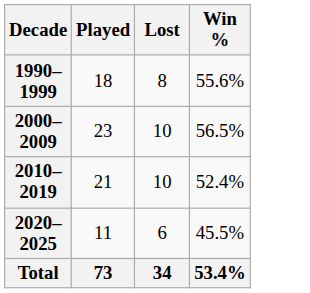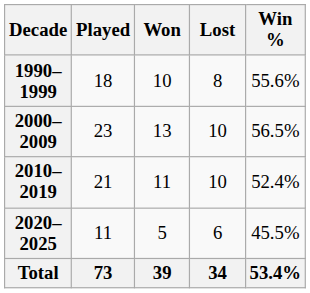+ column: (162, 29)
